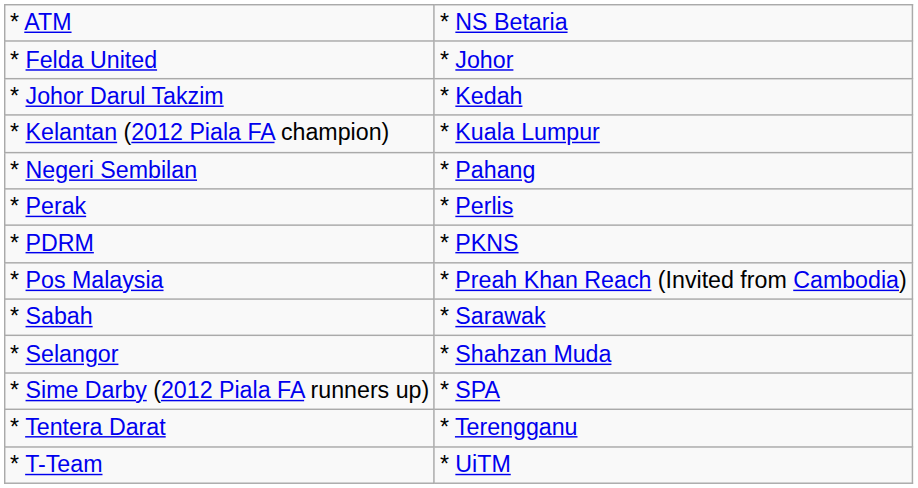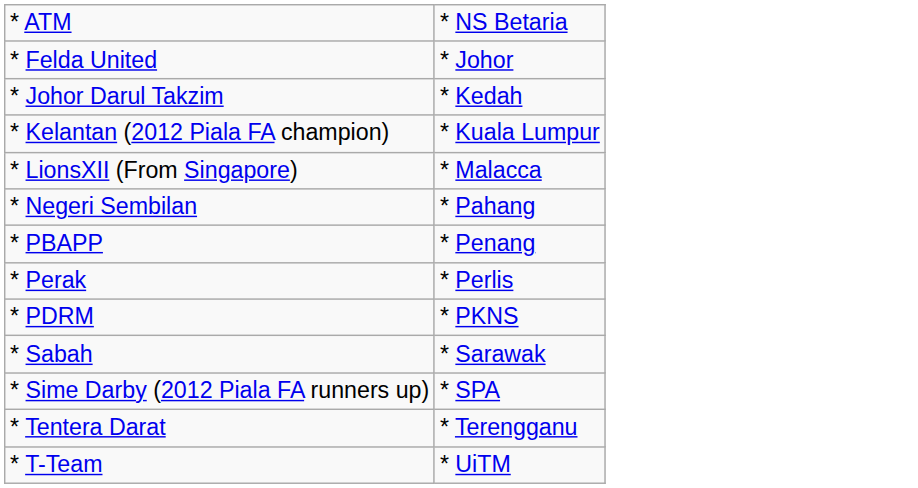+ row: (154, 170)
+ row: (56, 243)
- row: (87, 280)
- row: (64, 354)
